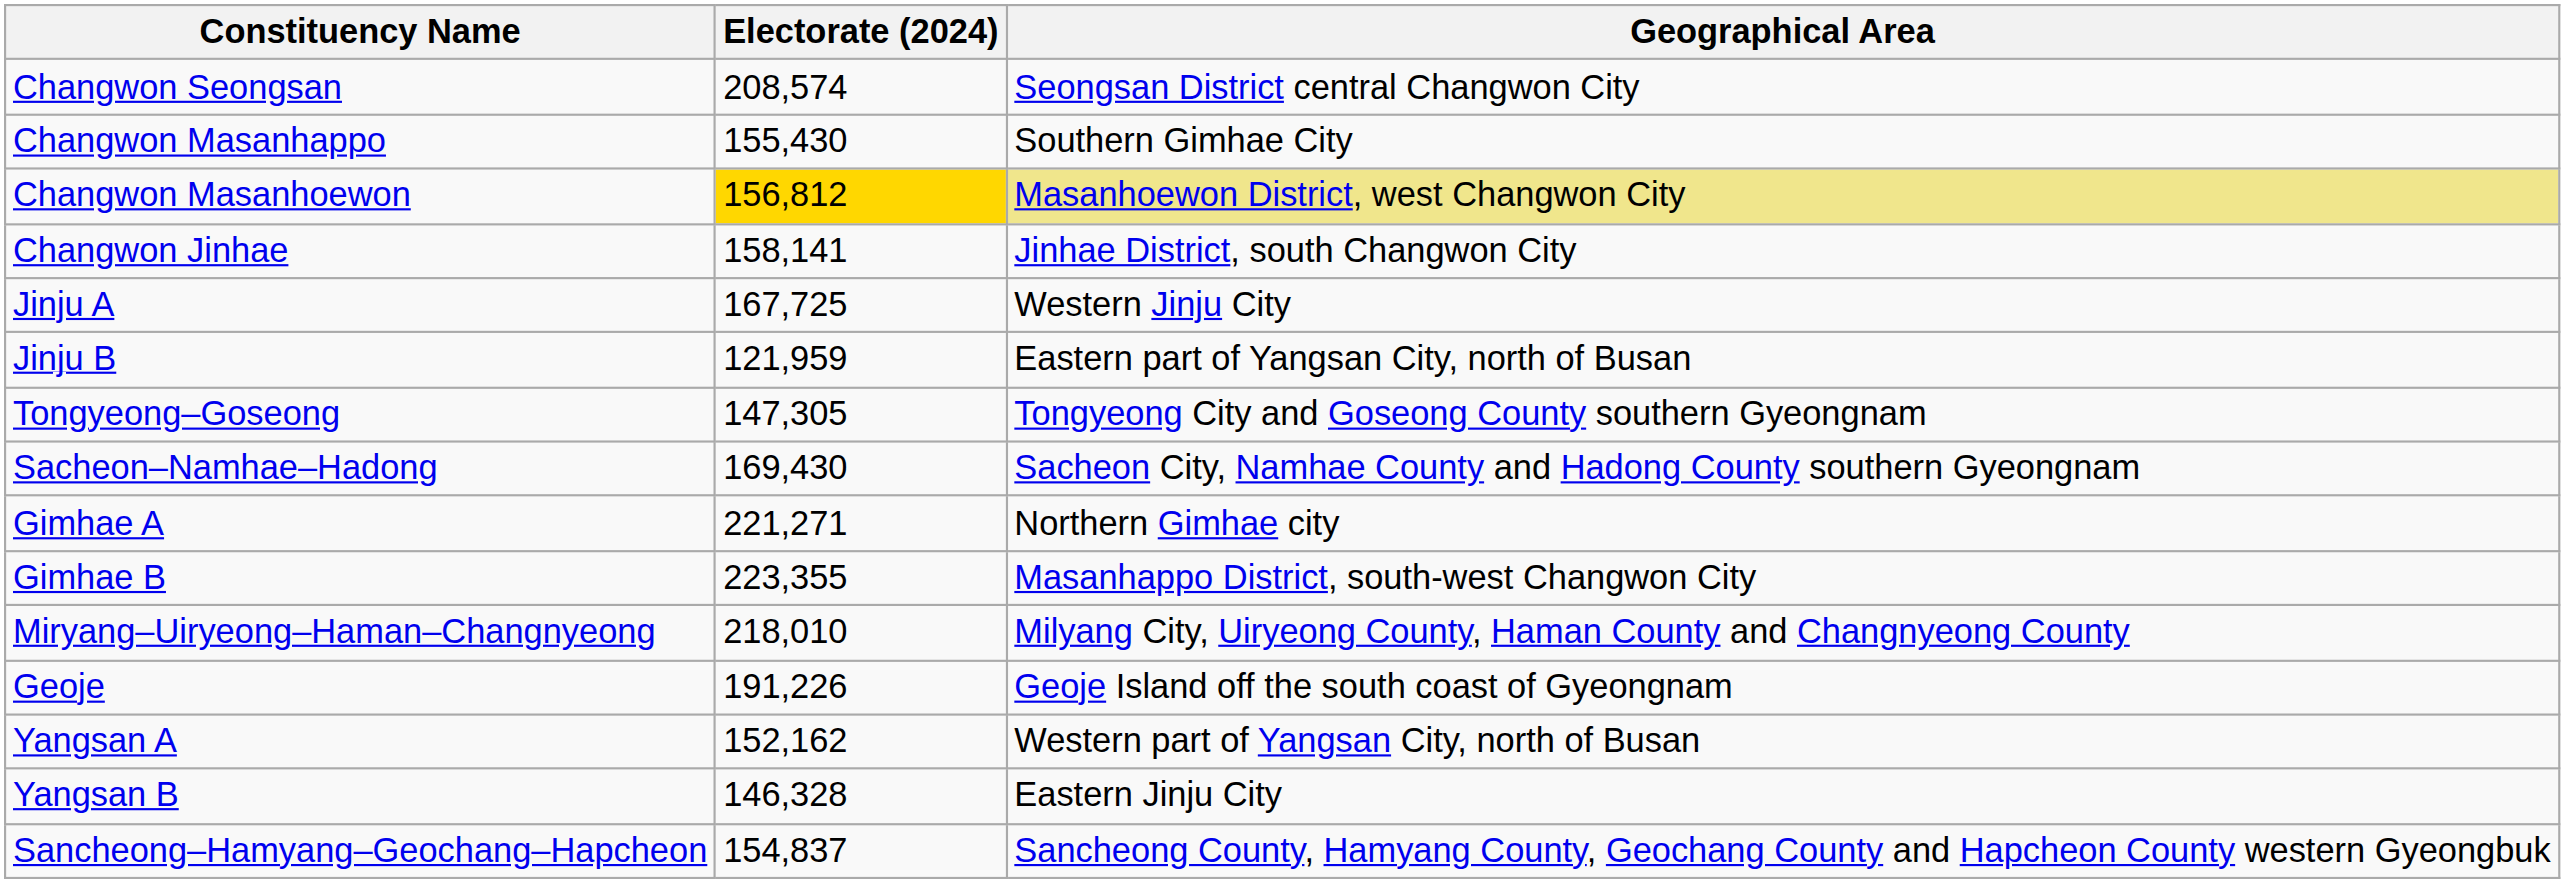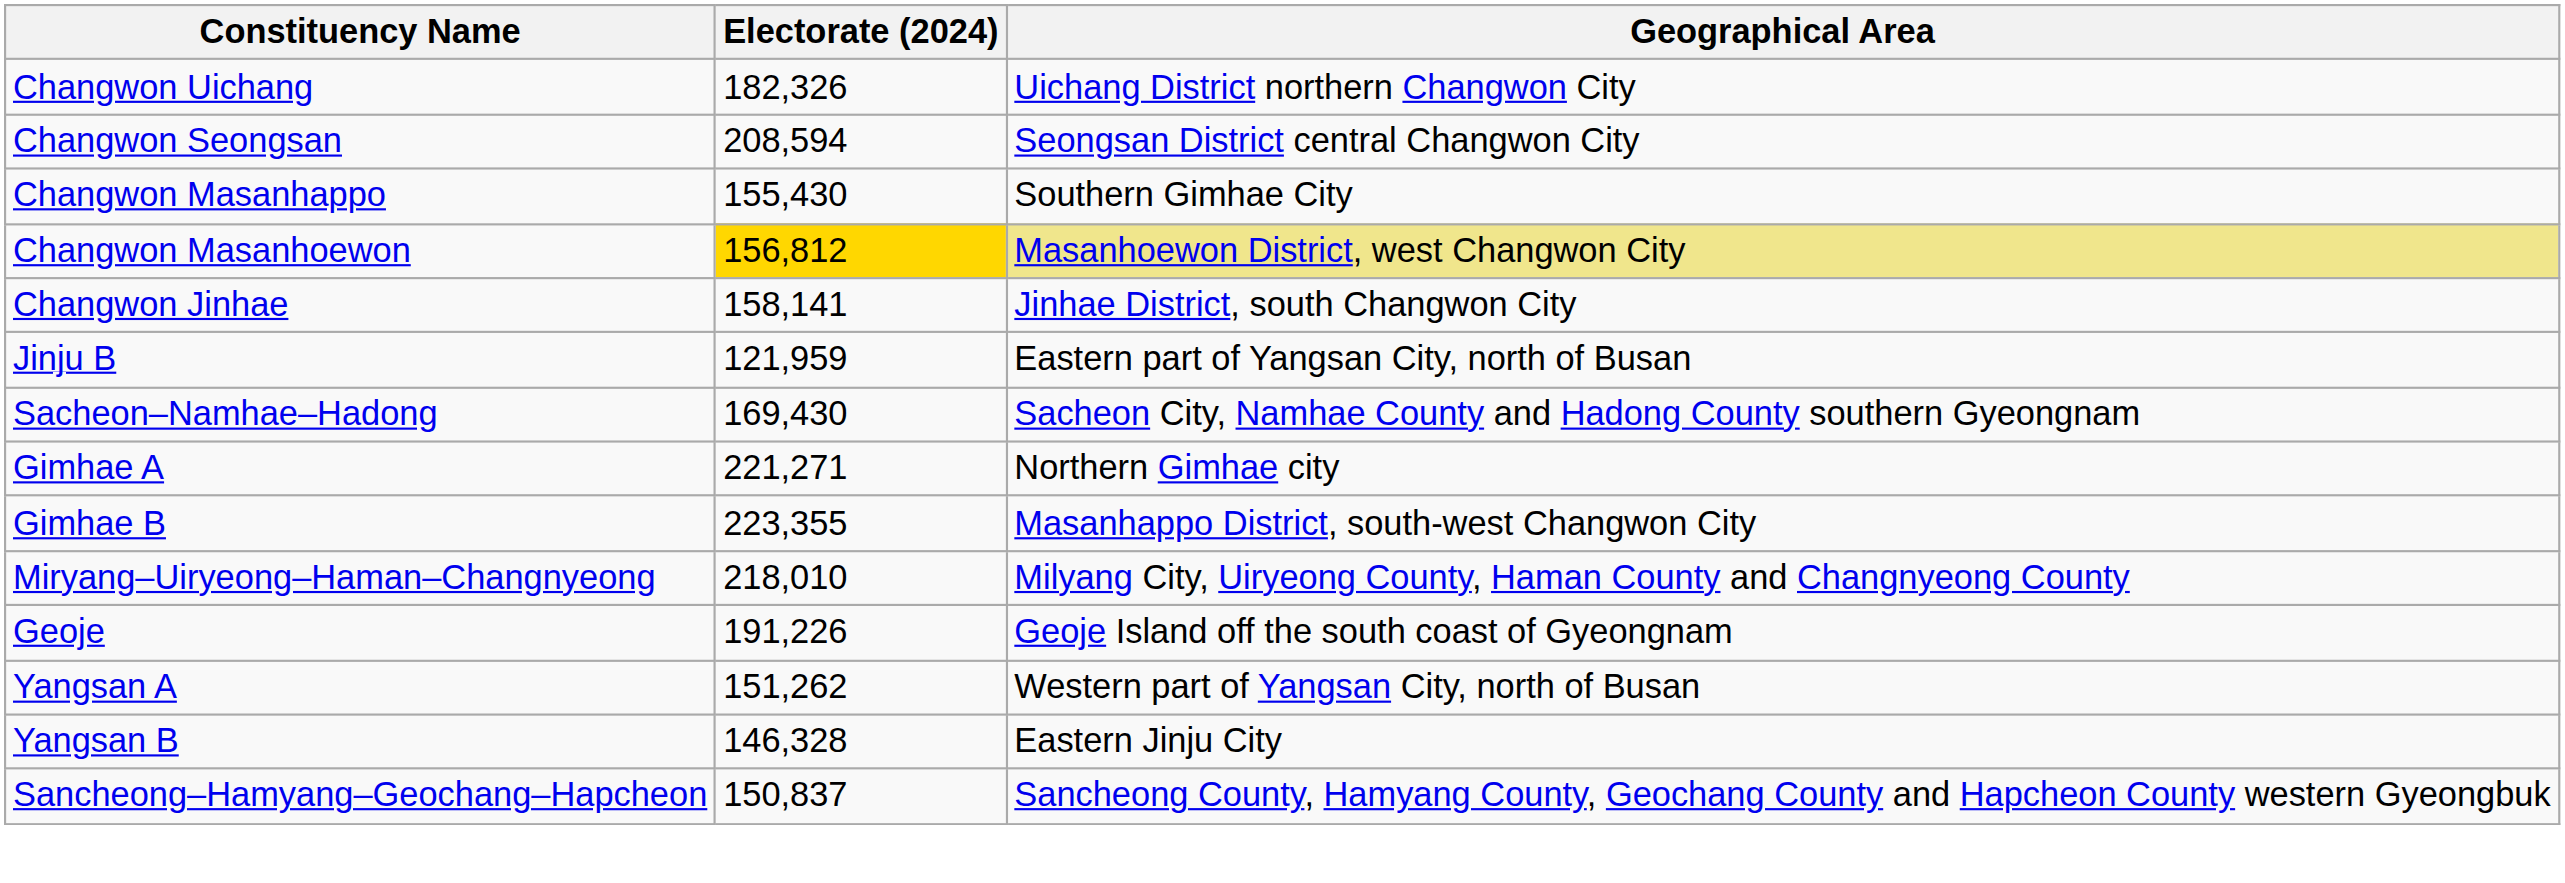+ row: (163, 86)
(785, 86) 208,574 -> (785, 140) 208,594
- row: (64, 304)
- row: (177, 413)
(785, 741) 152,162 -> (785, 686) 151,262
(785, 850) 154,837 -> (785, 795) 150,837
